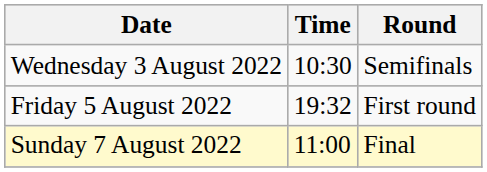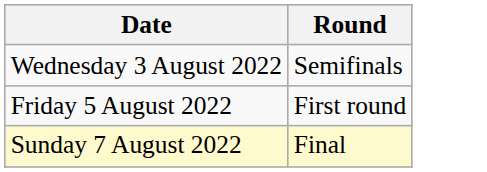- column: (323, 24)
